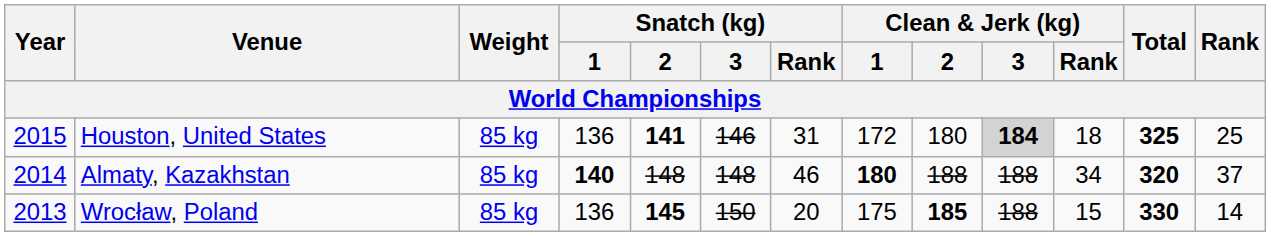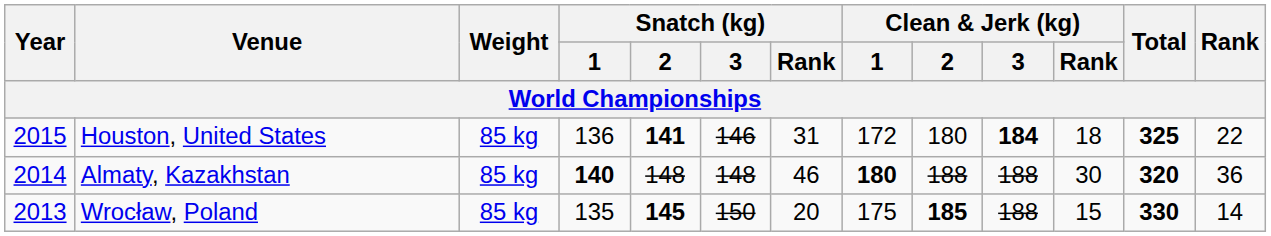(1018, 136) lightgrey background -> (1018, 136) no background
(1230, 136) 25 -> (1230, 136) 22
(1089, 174) 34 -> (1089, 174) 30
(1230, 174) 37 -> (1230, 174) 36
(594, 212) 136 -> (594, 212) 135
